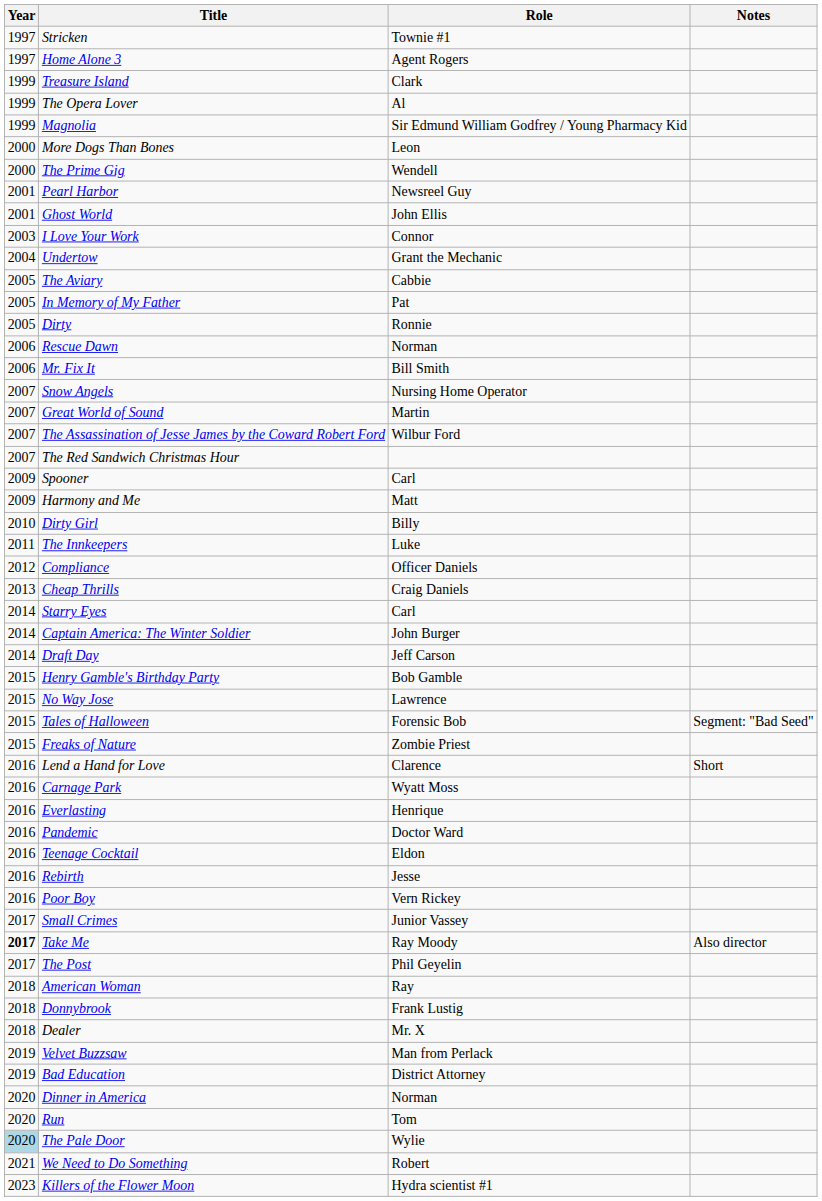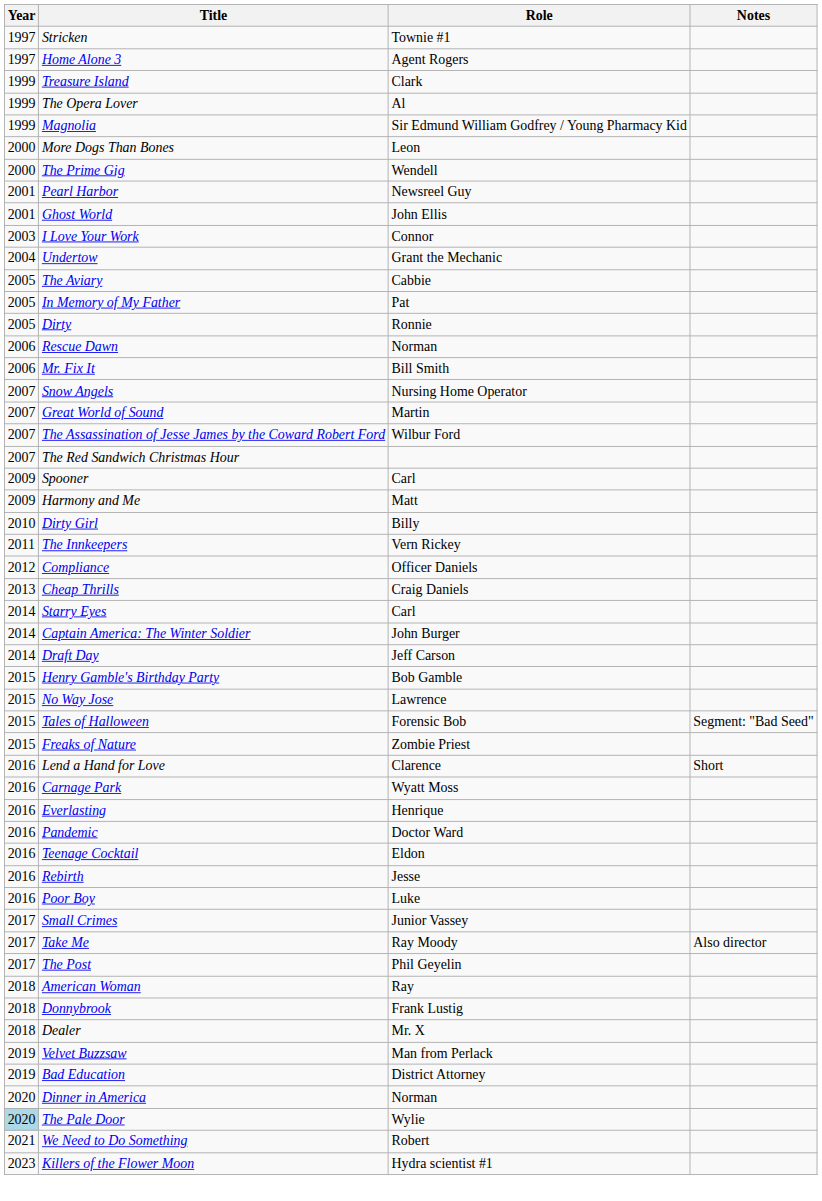(406, 545) Luke -> (426, 545) Vern Rickey
(426, 898) Vern Rickey -> (406, 898) Luke
(22, 942) bold -> (22, 942) normal
- row: (53, 1119)
